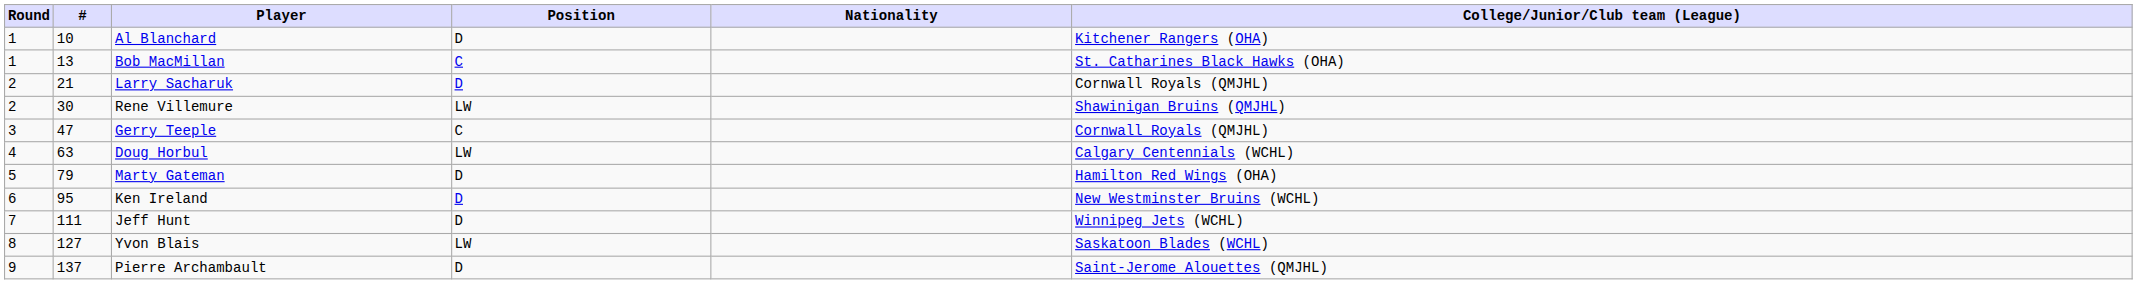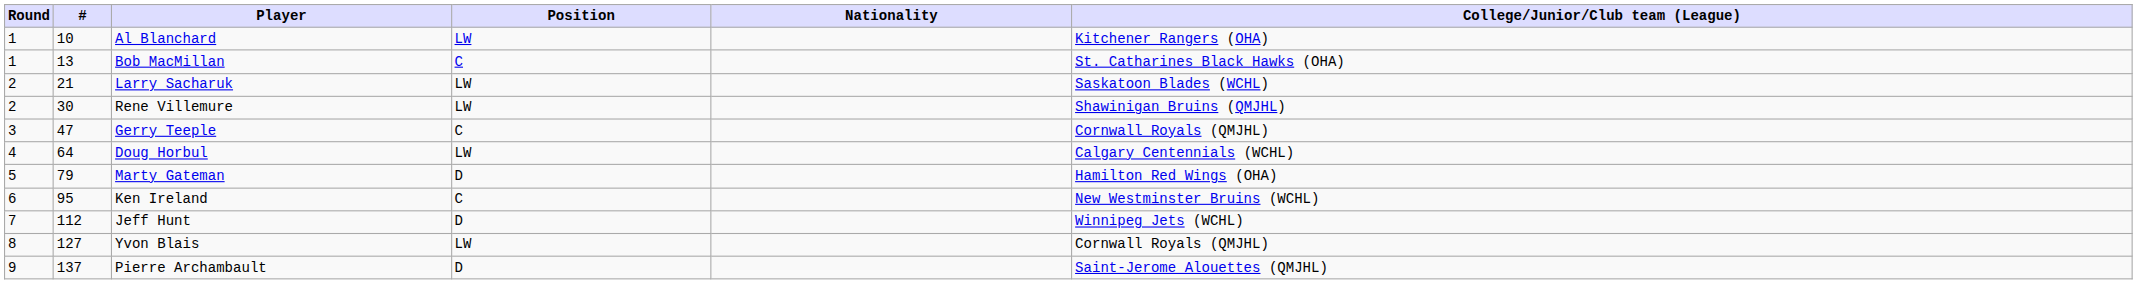(459, 39) D -> (463, 39) LW
(459, 85) D -> (463, 85) LW
(1172, 85) Cornwall Royals (QMJHL) -> (1172, 85) Saskatoon Blades (WCHL)
(65, 153) 63 -> (65, 153) 64
(459, 199) D -> (459, 199) C
(69, 222) 111 -> (69, 222) 112
(1172, 245) Saskatoon Blades (WCHL) -> (1172, 245) Cornwall Royals (QMJHL)
